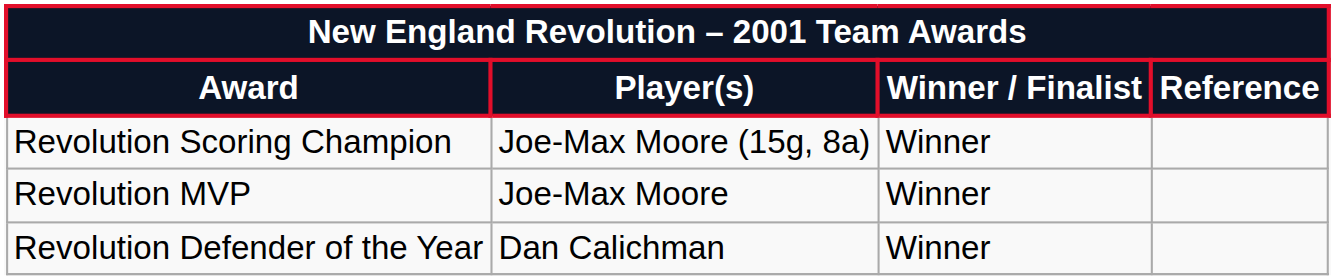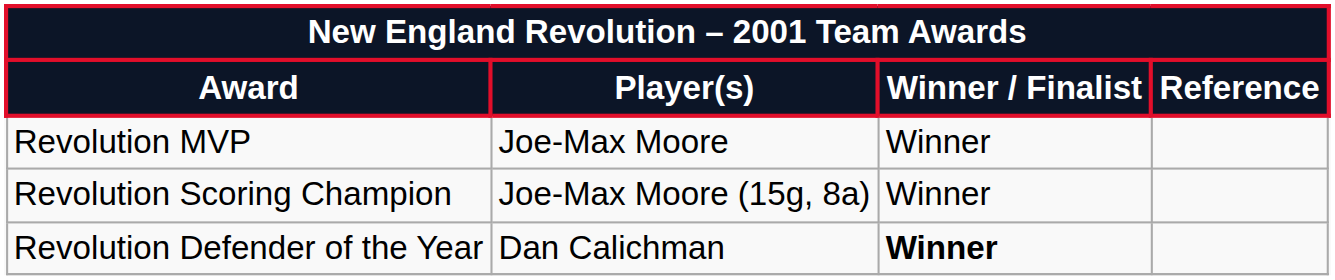rows swapped: (132, 194) <-> (233, 142)
(938, 247) normal -> (942, 247) bold
